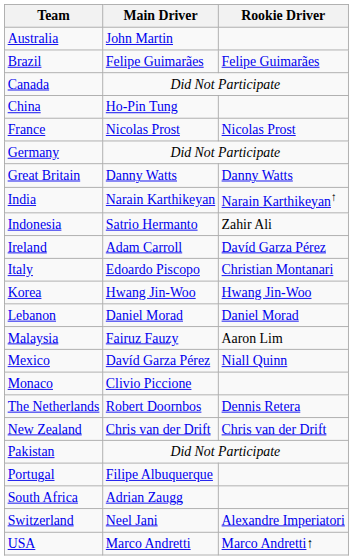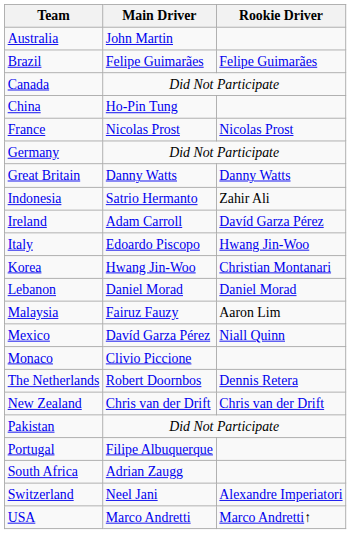- row: (22, 199)
(277, 269) Christian Montanari -> (264, 244) Hwang Jin-Woo
(267, 292) Hwang Jin-Woo -> (275, 266) Christian Montanari
